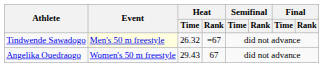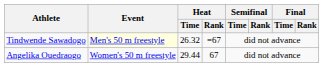(190, 55) 29.43 -> (190, 55) 29.44
